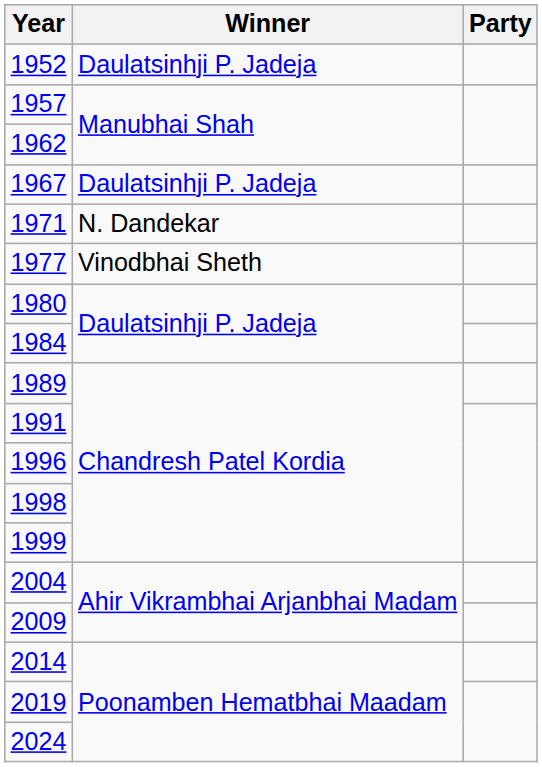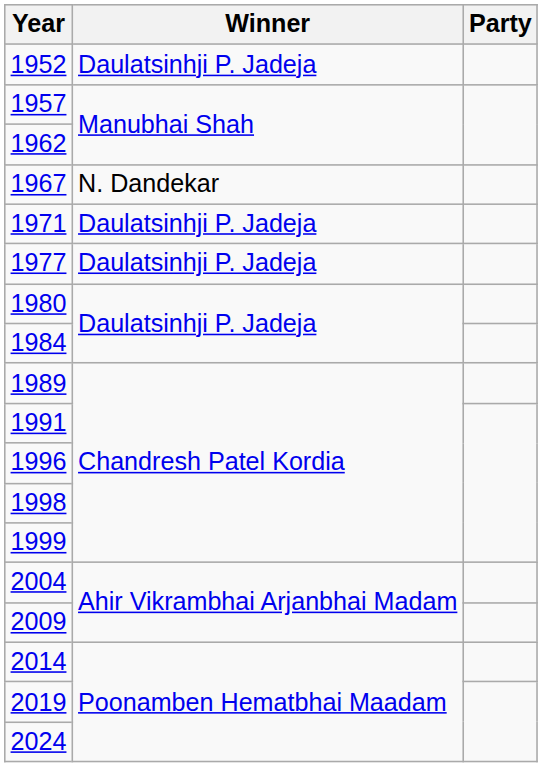(197, 183) Daulatsinhji P. Jadeja -> (149, 183) N. Dandekar
(149, 223) N. Dandekar -> (197, 223) Daulatsinhji P. Jadeja
(170, 263) Vinodbhai Sheth -> (197, 263) Daulatsinhji P. Jadeja
